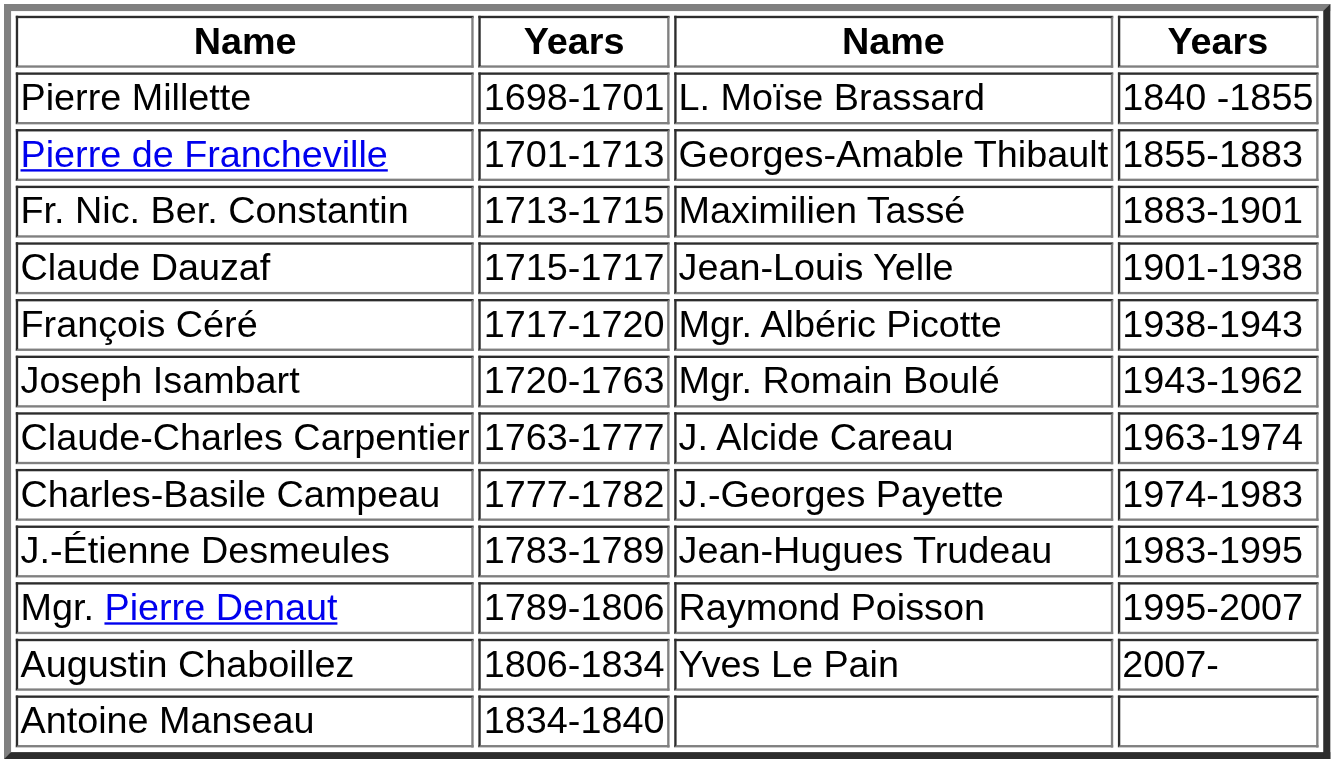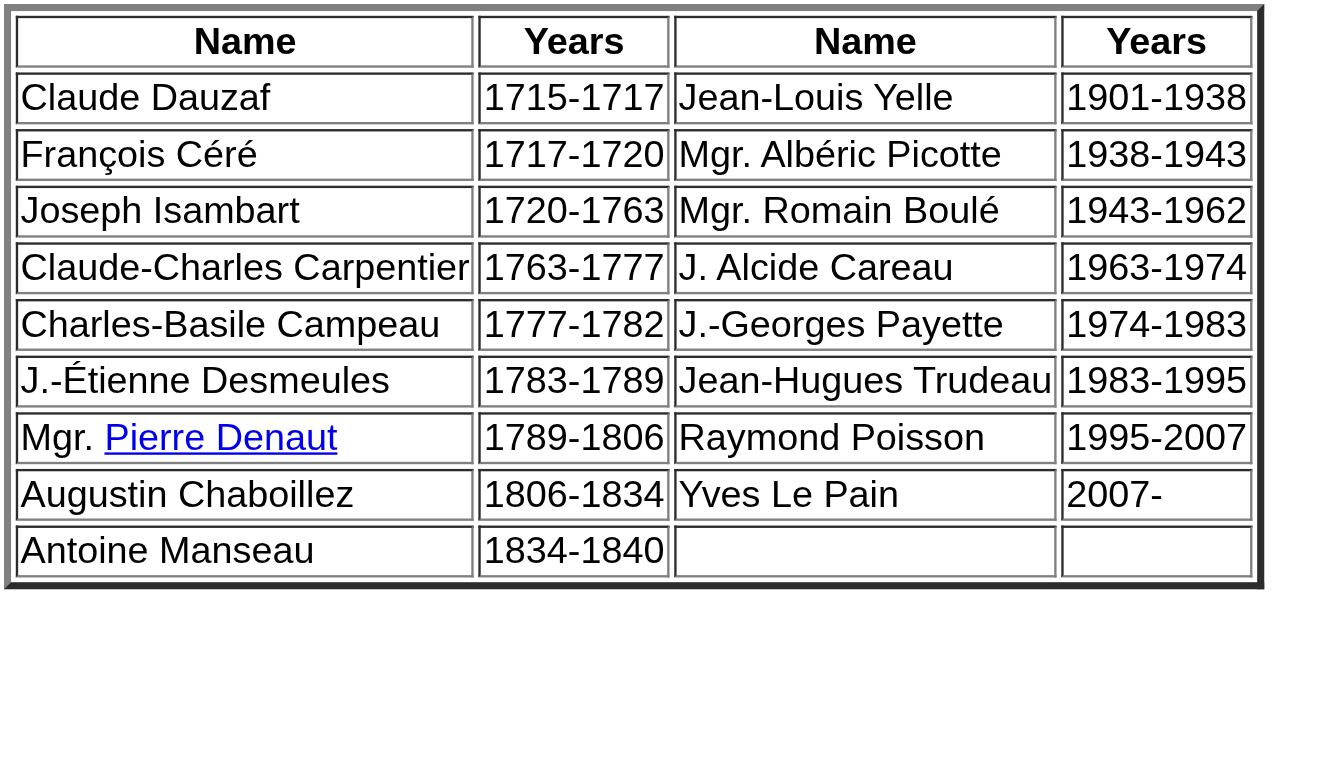- row: (136, 97)
- row: (204, 154)
- row: (215, 210)
